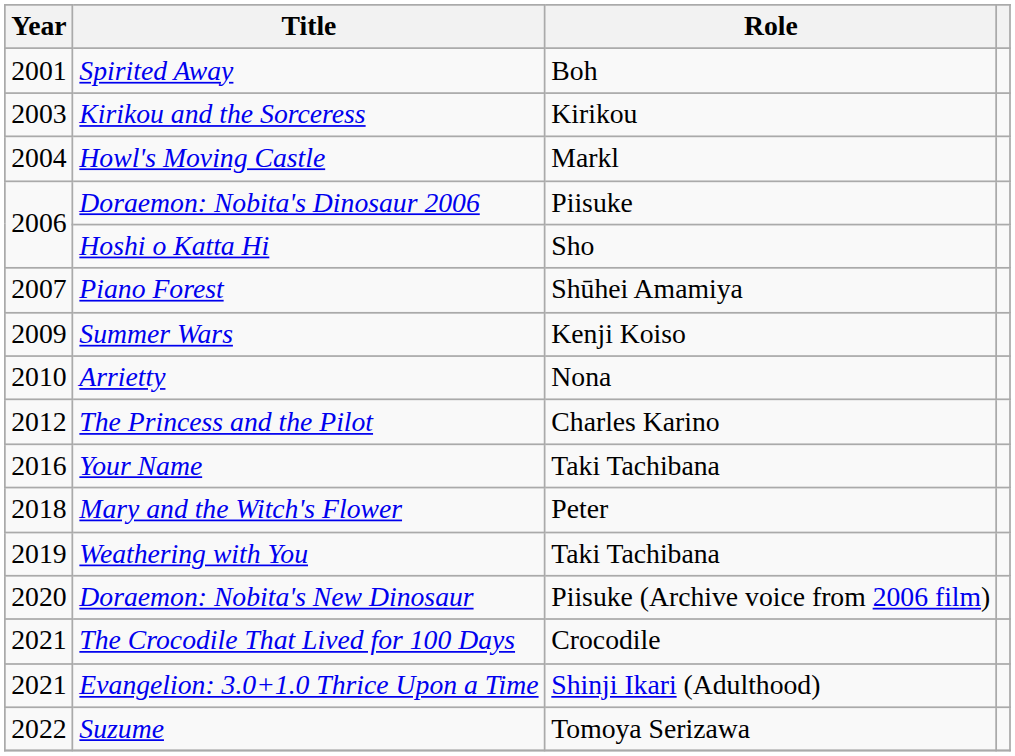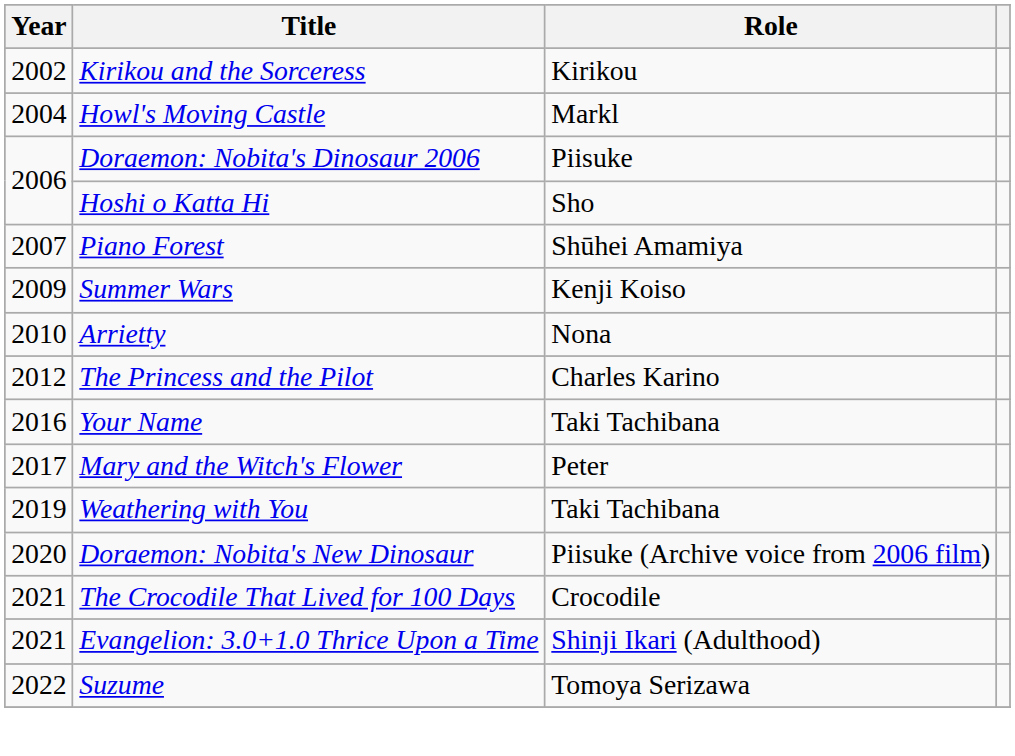- row: (156, 70)
(39, 114) 2003 -> (39, 70) 2002
(39, 509) 2018 -> (39, 465) 2017
